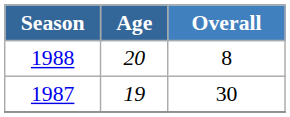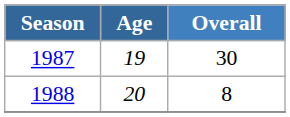rows swapped: (53, 94) <-> (53, 58)
